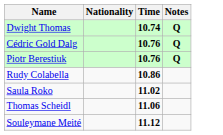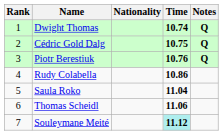+ column: (18, 12)
(149, 43) 10.76 -> (177, 43) 10.75
(149, 91) 11.02 -> (177, 91) 11.04
(149, 122) no background -> (177, 122) paleturquoise background
